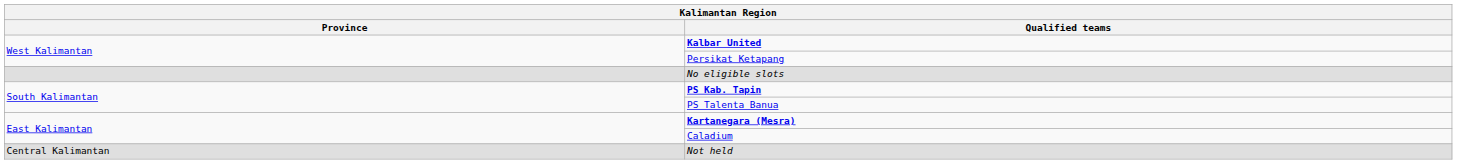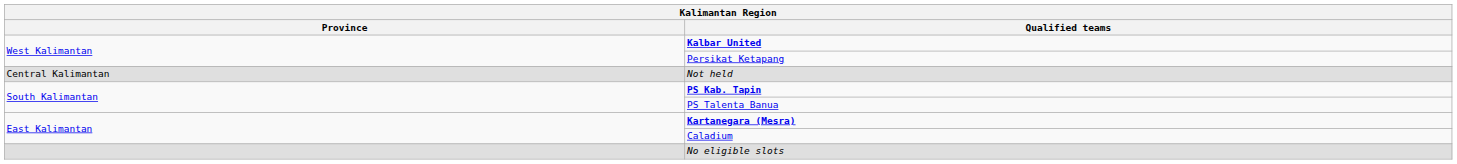rows swapped: (710, 151) <-> (736, 74)
